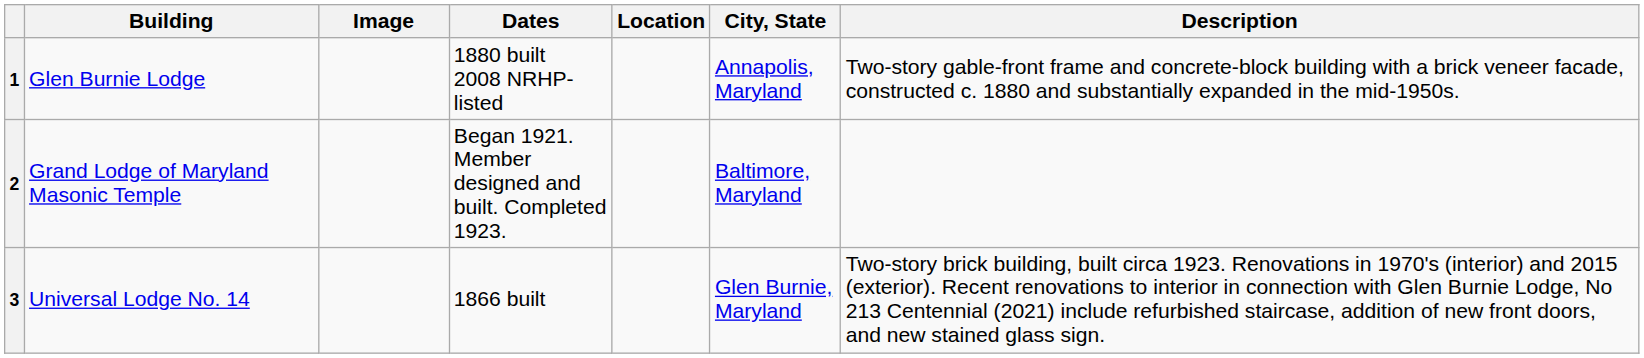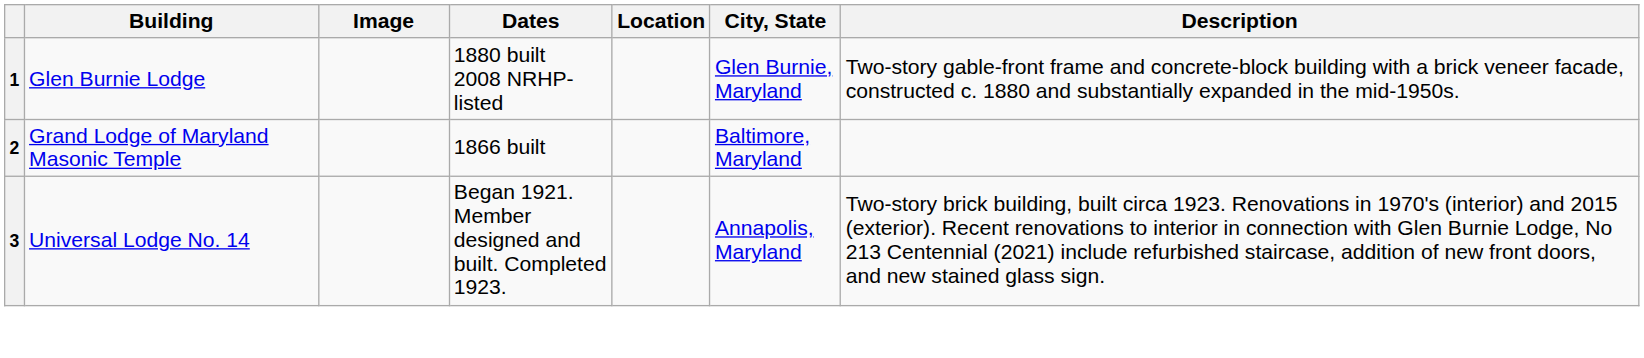(764, 78) Annapolis, Maryland -> (774, 78) Glen Burnie, Maryland
(530, 183) Began 1921. Member designed and built. Completed 1923. -> (500, 147) 1866 built
(500, 299) 1866 built -> (530, 240) Began 1921. Member designed and built. Completed 1923.
(774, 299) Glen Burnie, Maryland -> (764, 240) Annapolis, Maryland
